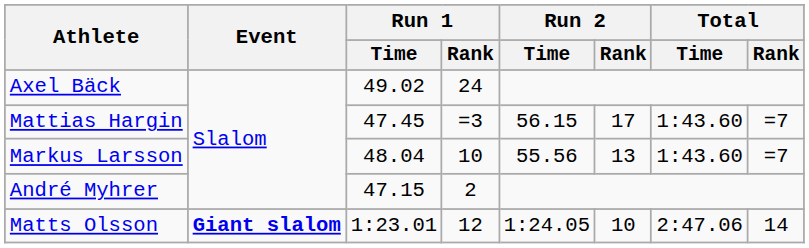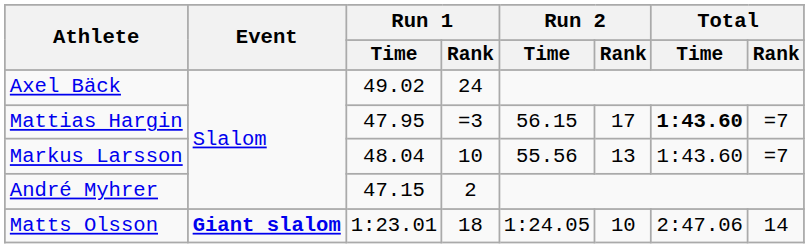(394, 122) 47.45 -> (394, 122) 47.95
(700, 122) normal -> (700, 122) bold
(470, 226) 12 -> (470, 226) 18
